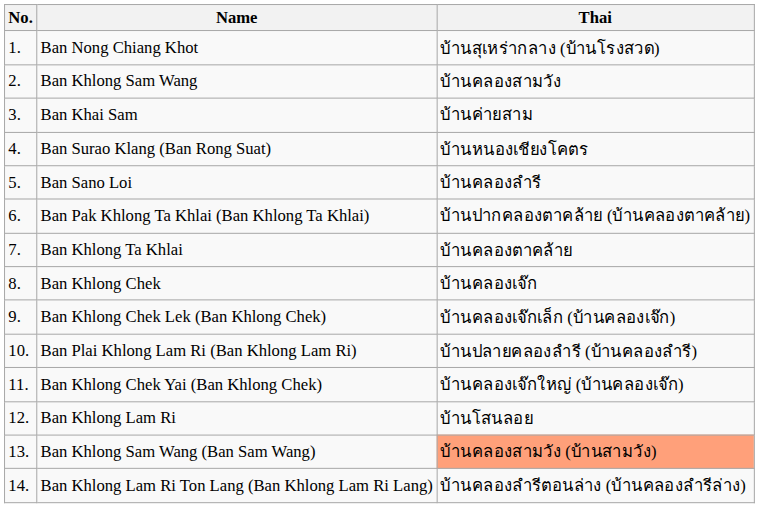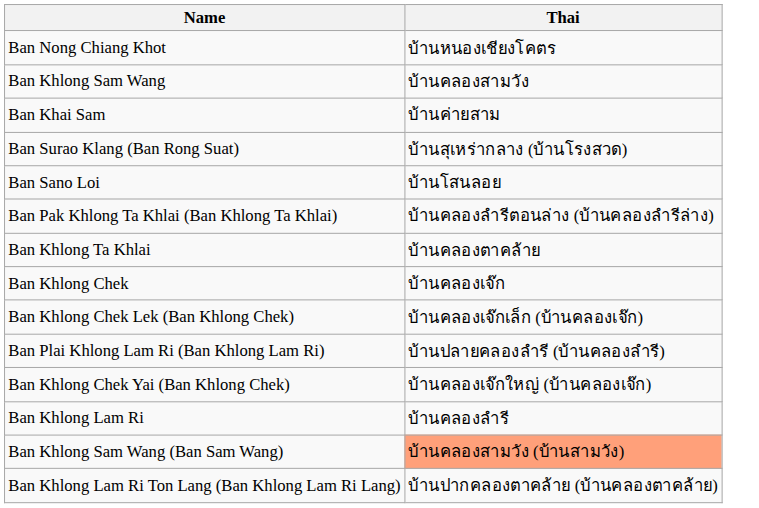- column: (21, 17)
(550, 48) บ้านสุเหร่ากลาง (บ้านโรงสวด) -> (482, 48) บ้านหนองเชียงโคตร
(514, 149) บ้านหนองเชียงโคตร -> (518, 149) บ้านสุเหร่ากลาง (บ้านโรงสวด)
(491, 182) บ้านคลองลำรี -> (455, 182) บ้านโสนลอย
(595, 216) บ้านปากคลองตาคล้าย (บ้านคลองตาคล้าย) -> (561, 216) บ้านคลองลำรีตอนล่าง (บ้านคลองลำรีล่าง)
(487, 418) บ้านโสนลอย -> (459, 418) บ้านคลองลำรี
(593, 485) บ้านคลองลำรีตอนล่าง (บ้านคลองลำรีล่าง) -> (563, 485) บ้านปากคลองตาคล้าย (บ้านคลองตาคล้าย)
